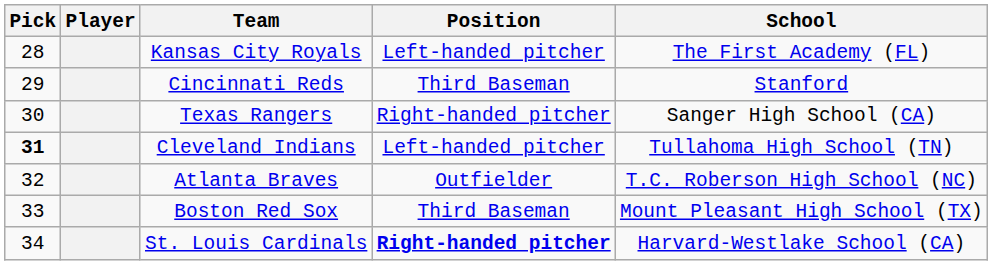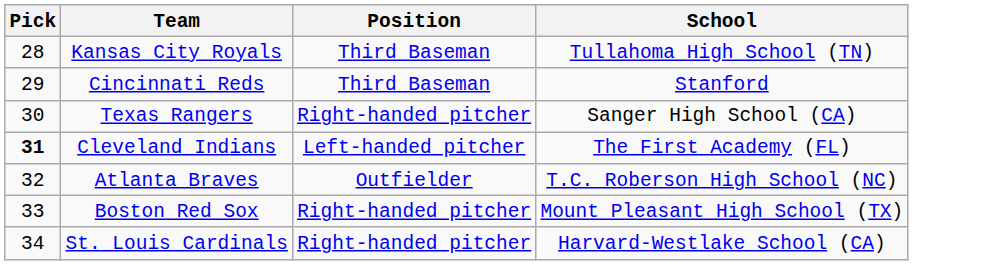- column: (101, 21)
(494, 52) Left-handed pitcher -> (414, 52) Third Baseman
(801, 52) The First Academy (FL) -> (722, 52) Tullahoma High School (TN)
(801, 148) Tullahoma High School (TN) -> (722, 148) The First Academy (FL)
(494, 211) Third Baseman -> (414, 211) Right-handed pitcher
(494, 243) bold -> (414, 243) normal
